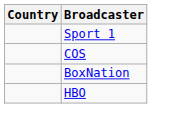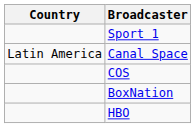+ row: (148, 54)
